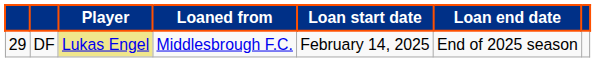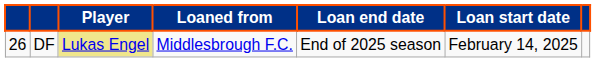columns swapped: (365, 18) <-> (507, 18)
(17, 44) 29 -> (17, 44) 26
